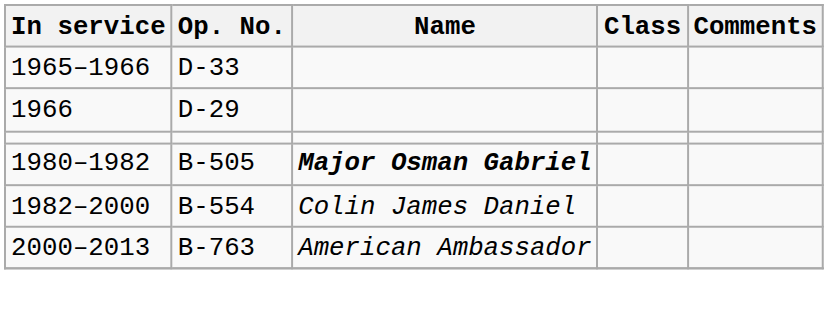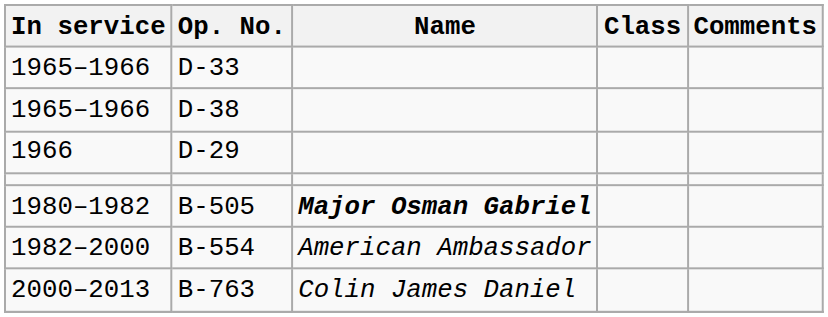+ row: (81, 110)
(437, 206) Colin James Daniel -> (445, 248) American Ambassador
(445, 248) American Ambassador -> (437, 290) Colin James Daniel
